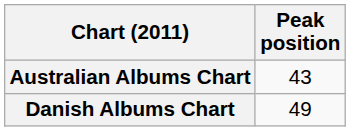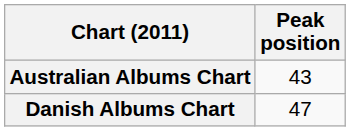(300, 109) 49 -> (300, 109) 47
